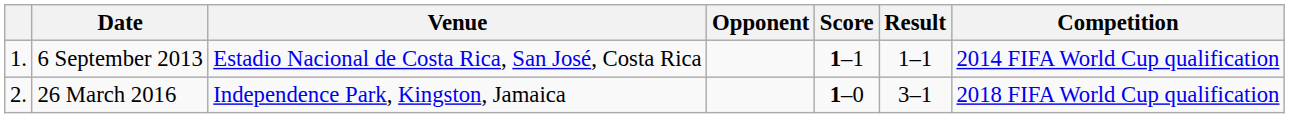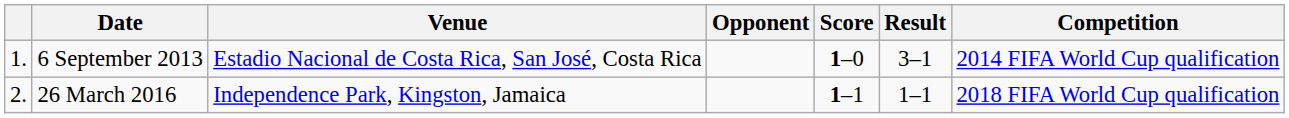(847, 58) 1–1 -> (847, 58) 1–0
(915, 58) 1–1 -> (915, 58) 3–1
(847, 94) 1–0 -> (847, 94) 1–1
(915, 94) 3–1 -> (915, 94) 1–1
